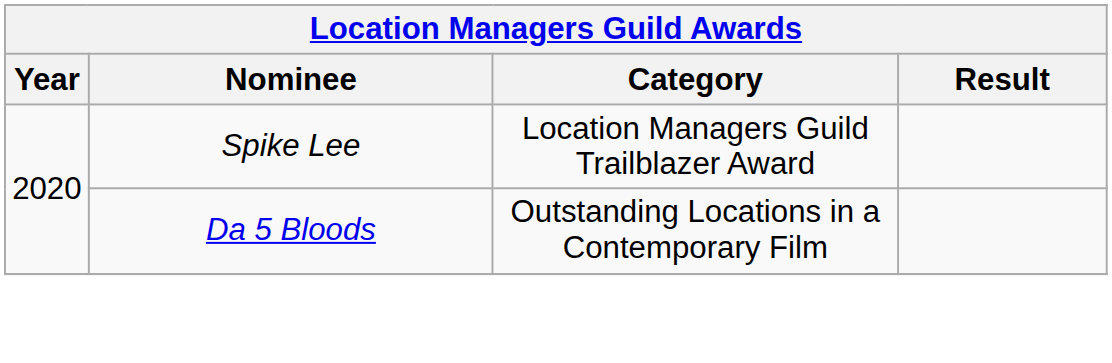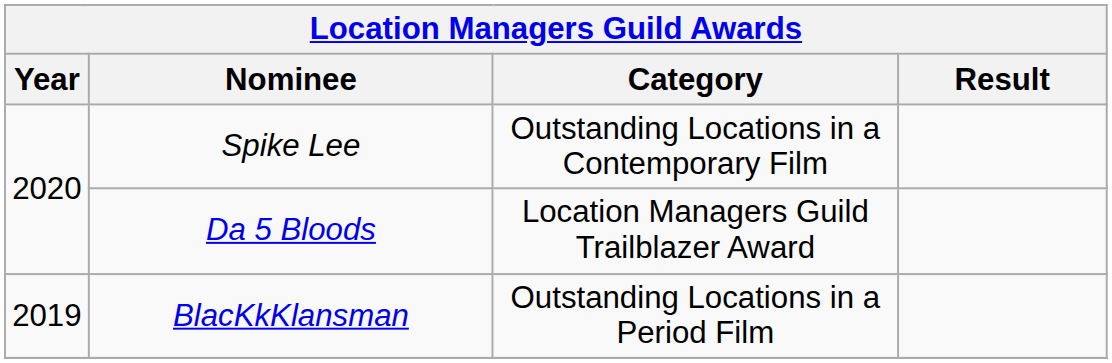(695, 145) Location Managers Guild Trailblazer Award -> (695, 145) Outstanding Locations in a Contemporary Film
(695, 230) Outstanding Locations in a Contemporary Film -> (695, 230) Location Managers Guild Trailblazer Award
+ row: (291, 314)
